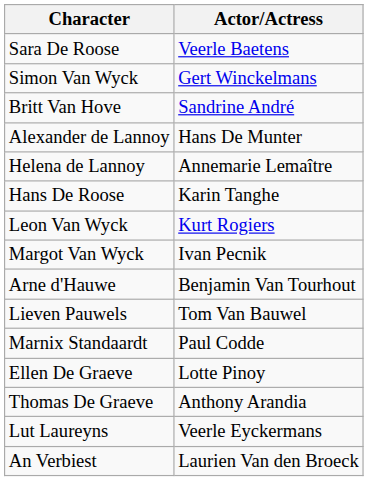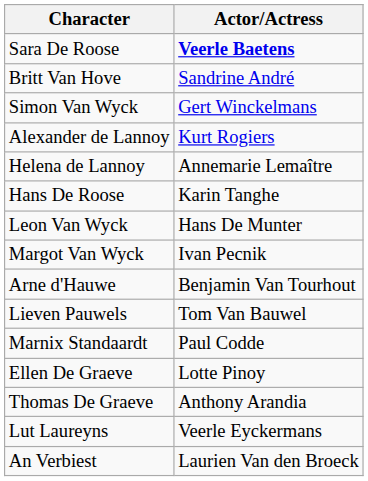(234, 48) normal -> (236, 48) bold
rows swapped: (73, 78) <-> (65, 107)
(240, 136) Hans De Munter -> (226, 136) Kurt Rogiers
(226, 225) Kurt Rogiers -> (240, 225) Hans De Munter
